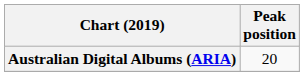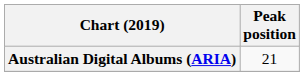(270, 58) 20 -> (270, 58) 21
